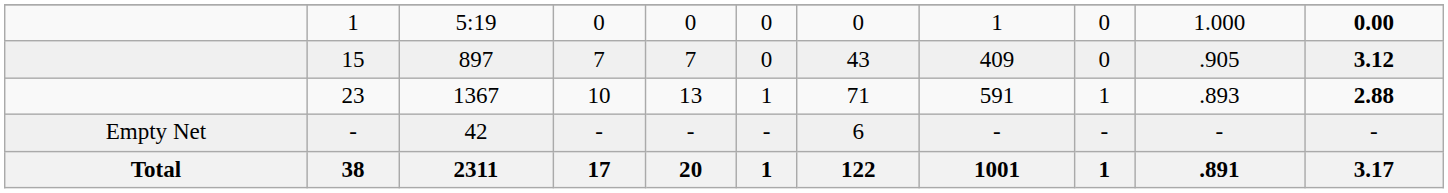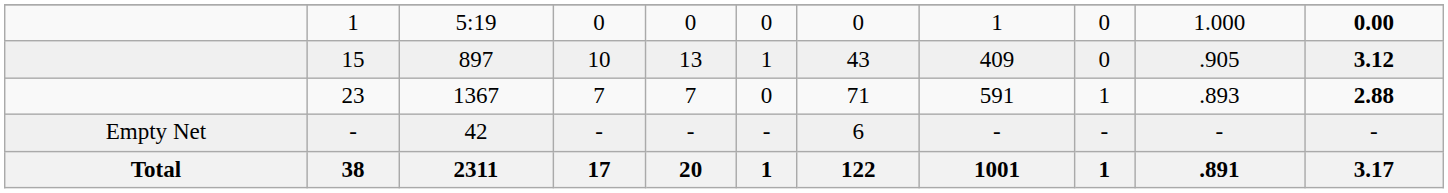(599, 59) 7 -> (599, 59) 10
(691, 59) 7 -> (691, 59) 13
(767, 59) 0 -> (767, 59) 1
(599, 95) 10 -> (599, 95) 7
(691, 95) 13 -> (691, 95) 7
(767, 95) 1 -> (767, 95) 0
